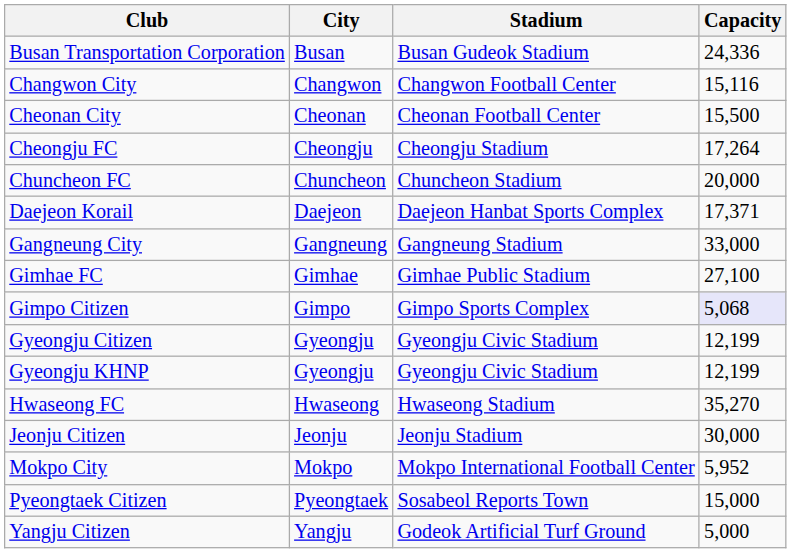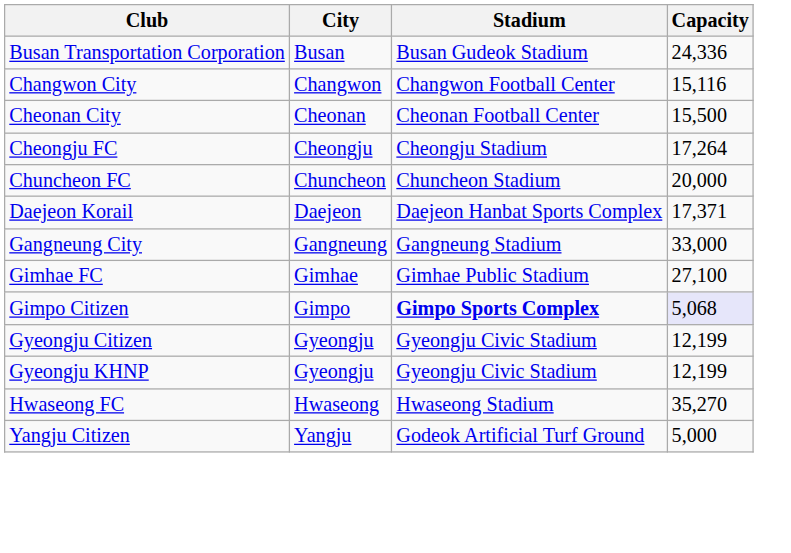(493, 308) normal -> (498, 308) bold
- row: (67, 436)
- row: (58, 468)
- row: (88, 500)
